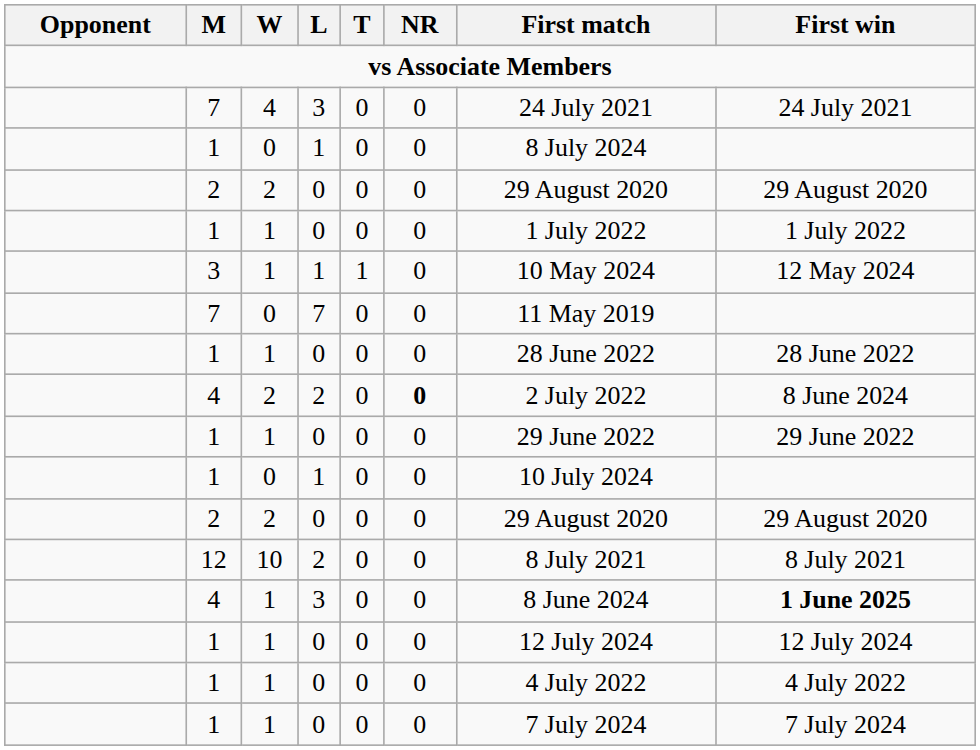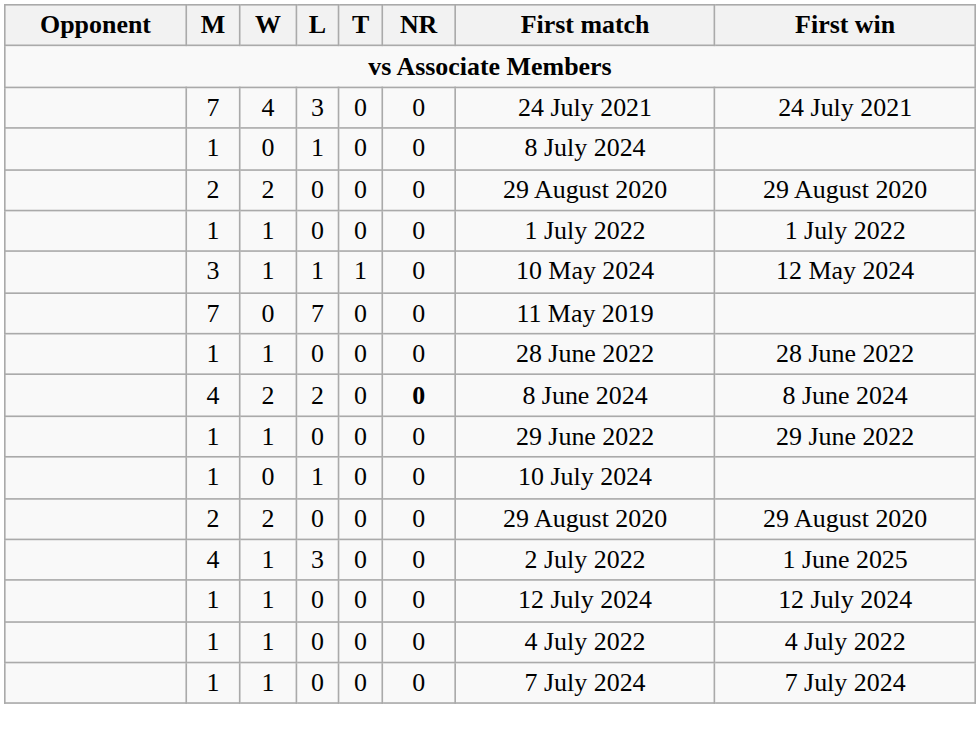(586, 395) 2 July 2022 -> (585, 395) 8 June 2024
- row: (214, 559)
(586, 600) 8 June 2024 -> (585, 559) 2 July 2022
(845, 600) bold -> (845, 559) normal
